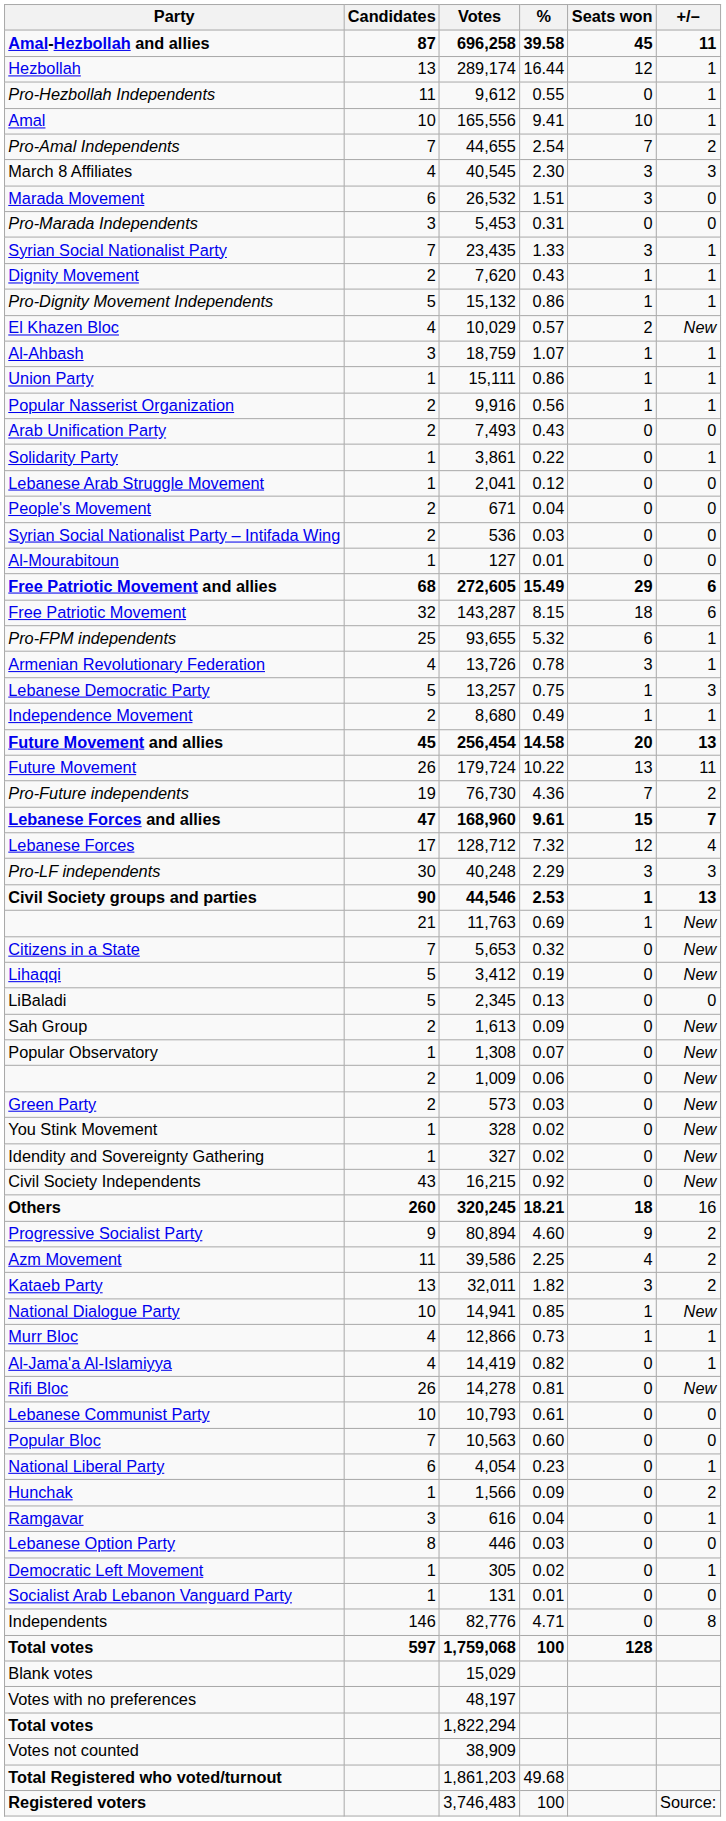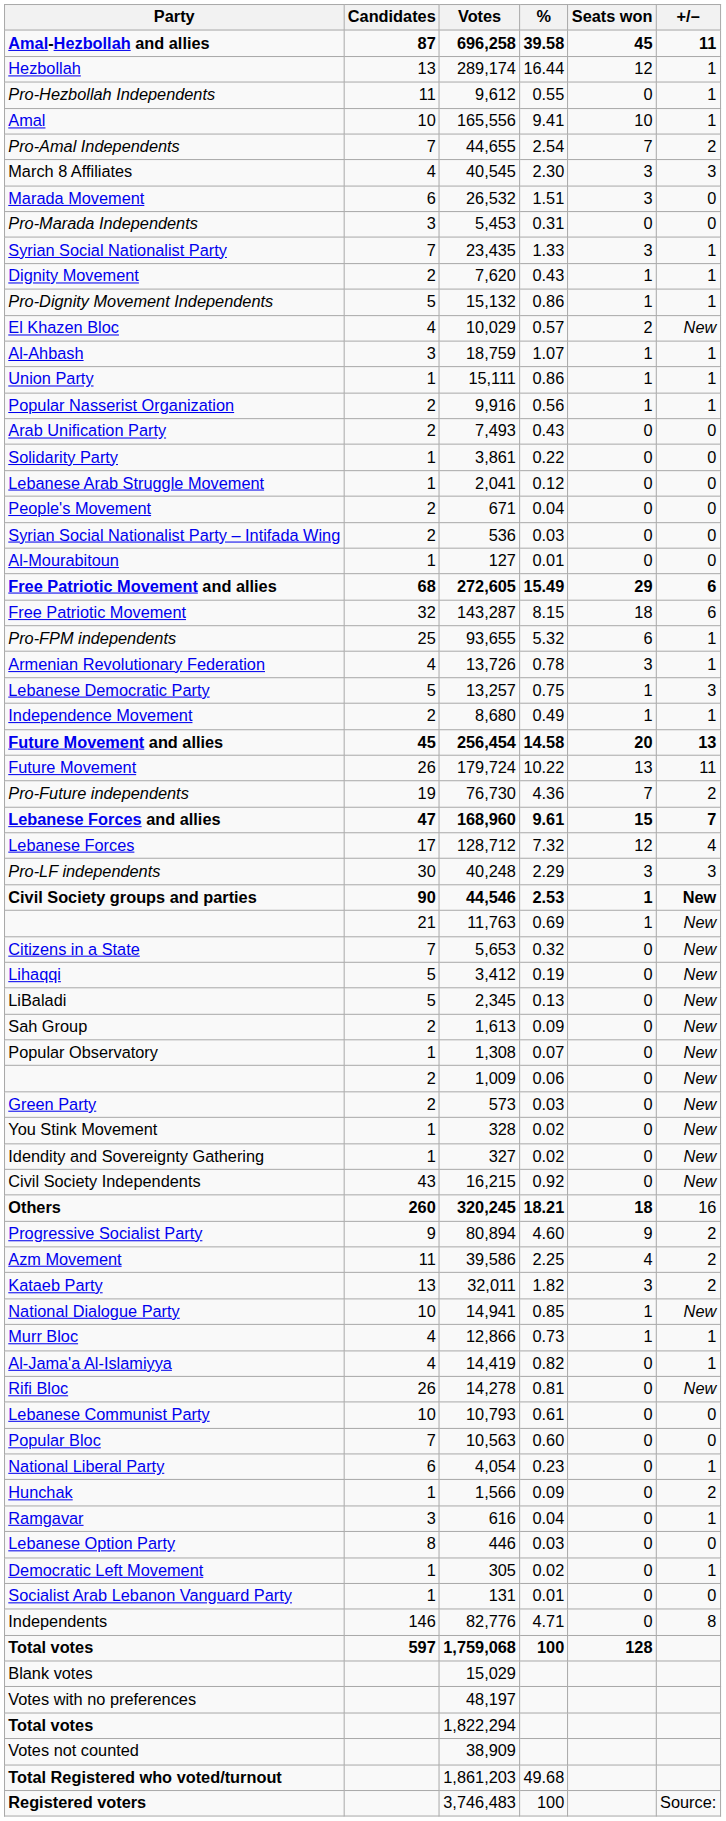(712, 457) 1 -> (712, 457) 0
(707, 897) 13 -> (699, 897) New
(712, 1000) 0 -> (700, 1000) New
